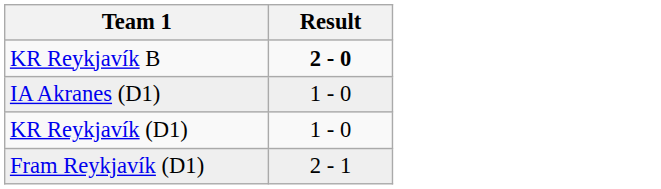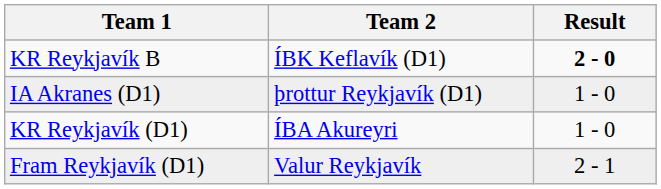+ column: (401, 22)
